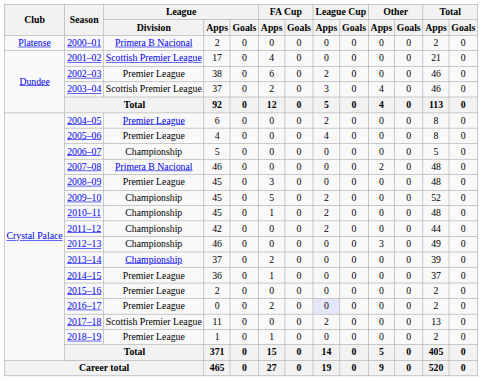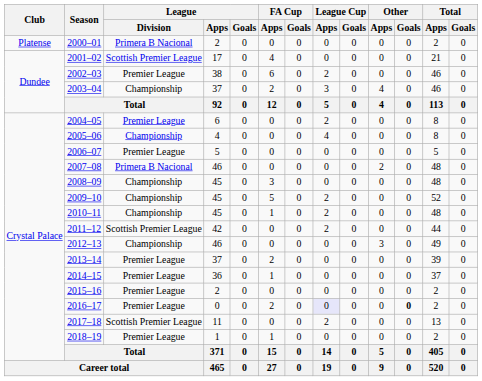(154, 89) Scottish Premier League -> (154, 89) Championship
(154, 136) Premier League -> (154, 136) Championship
(154, 151) Championship -> (154, 151) Premier League
(154, 182) Premier League -> (154, 182) Championship
(154, 228) Championship -> (154, 228) Scottish Premier League
(154, 259) Championship -> (154, 259) Premier League
(409, 306) normal -> (409, 306) bold
